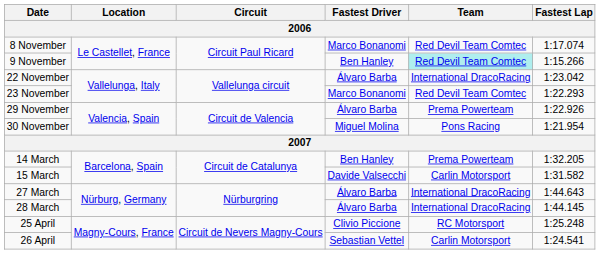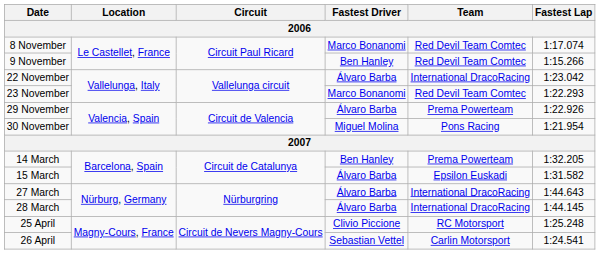(471, 61) paleturquoise background -> (470, 61) no background
(367, 175) Davide Valsecchi -> (367, 175) Álvaro Barba
(471, 175) Carlin Motorsport -> (470, 175) Epsilon Euskadi
